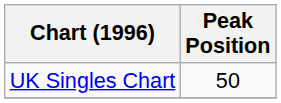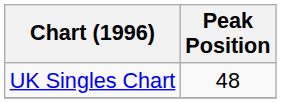(228, 80) 50 -> (228, 80) 48
